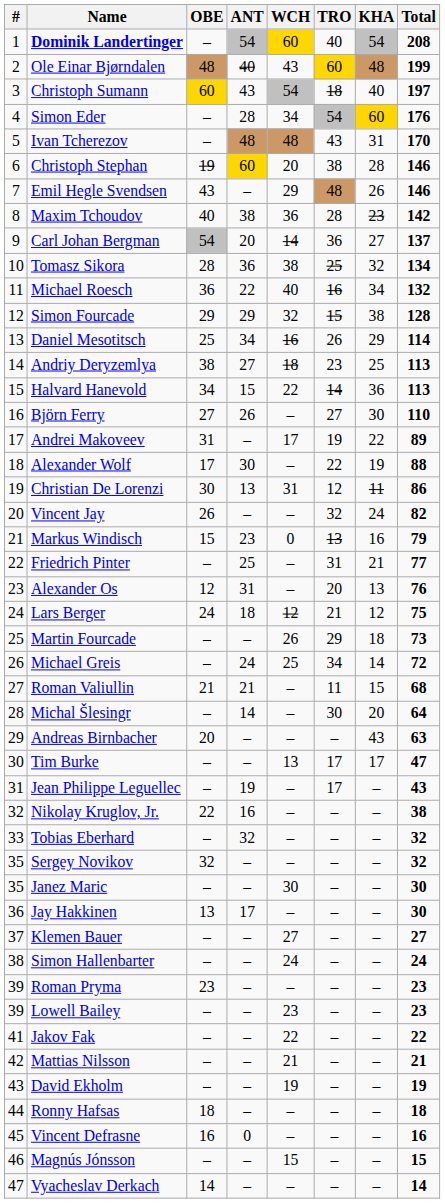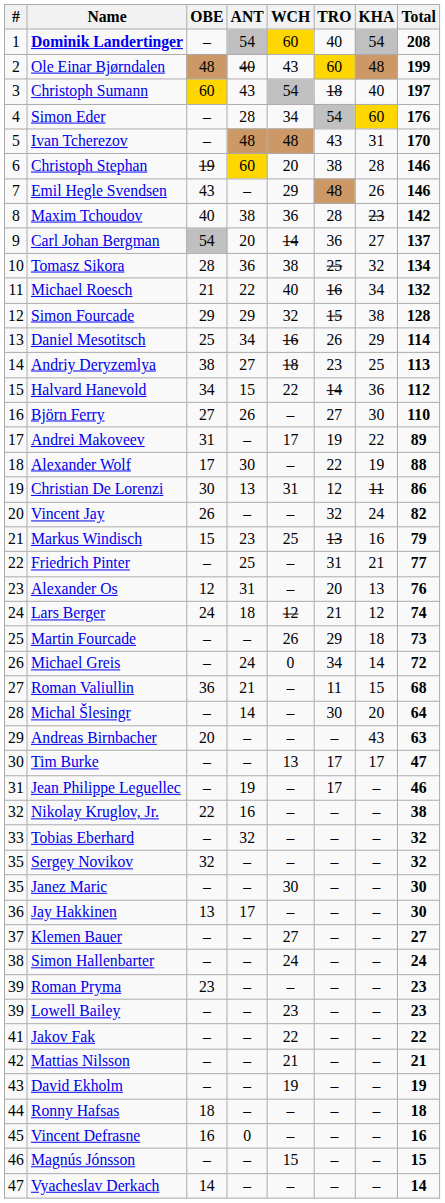(207, 290) 36 -> (207, 290) 21
(419, 389) 113 -> (419, 389) 112
(291, 539) 0 -> (291, 539) 25
(419, 613) 75 -> (419, 613) 74
(291, 663) 25 -> (291, 663) 0
(207, 688) 21 -> (207, 688) 36
(419, 787) 43 -> (419, 787) 46
